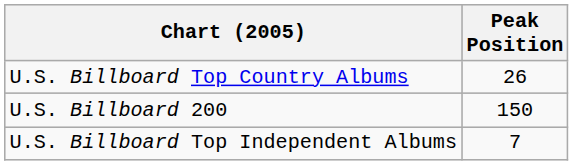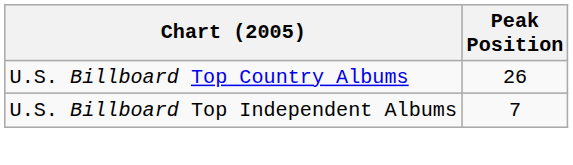- row: (118, 110)
